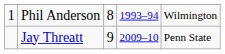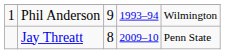(110, 15) 8 -> (110, 15) 9
(110, 37) 9 -> (110, 37) 8
